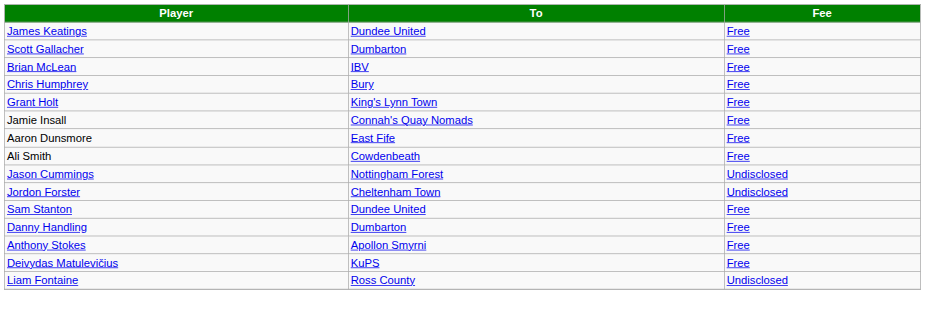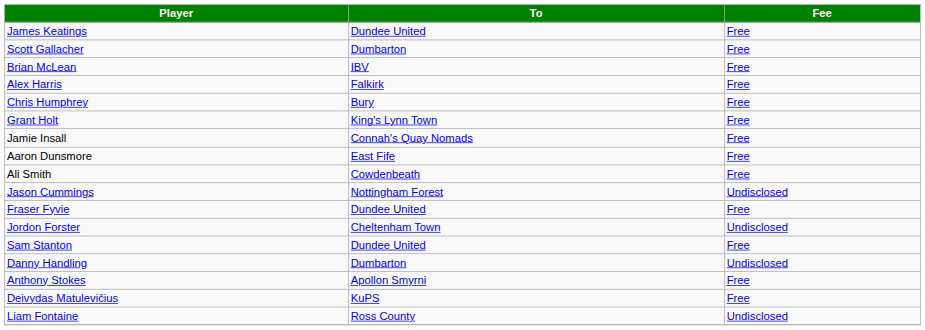+ row: (34, 85)
+ row: (38, 209)
(738, 227) Free -> (757, 263) Undisclosed
